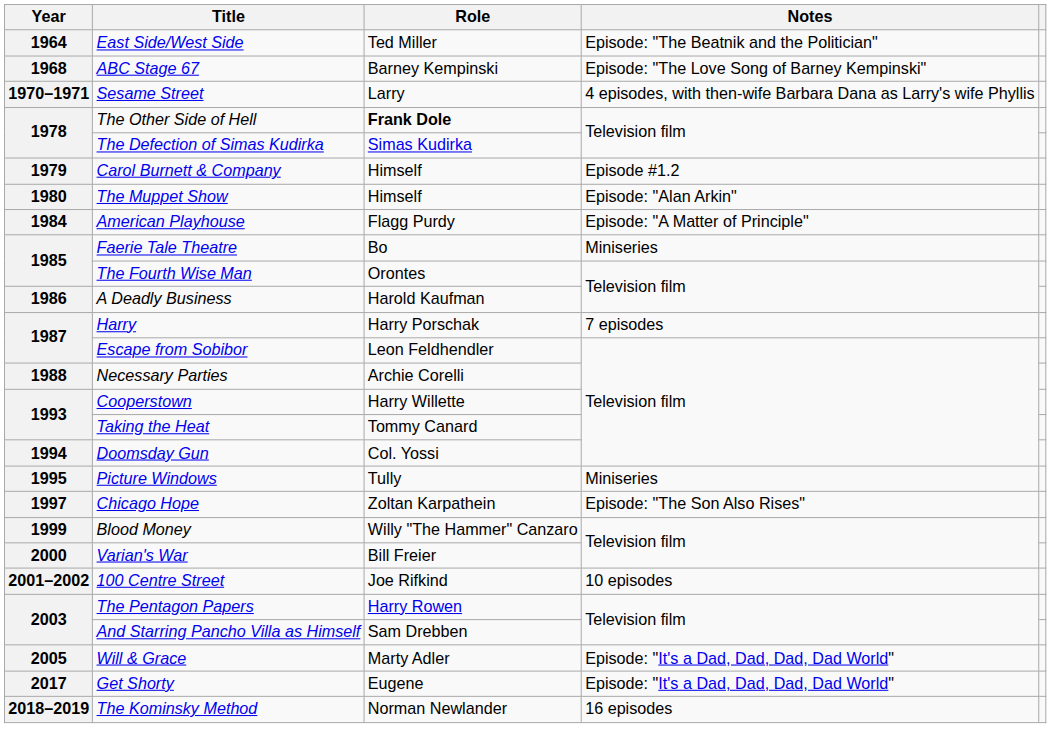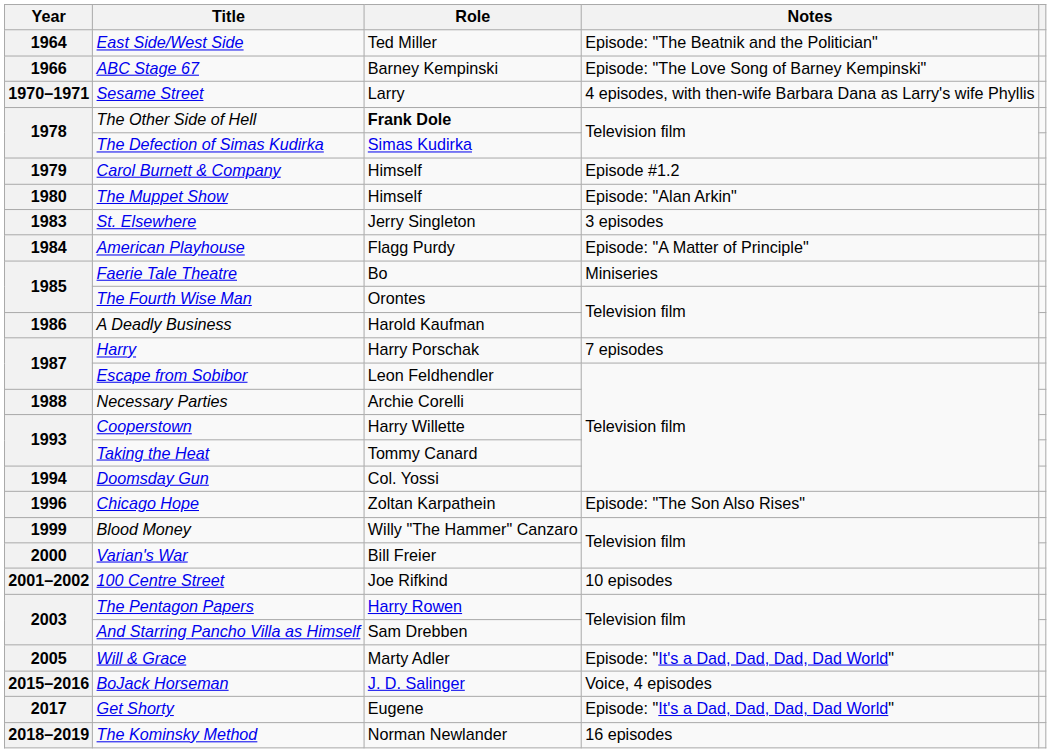(49, 68) 1968 -> (49, 68) 1966
+ row: (146, 222)
- row: (157, 478)
(49, 504) 1997 -> (49, 504) 1996
+ row: (163, 683)
